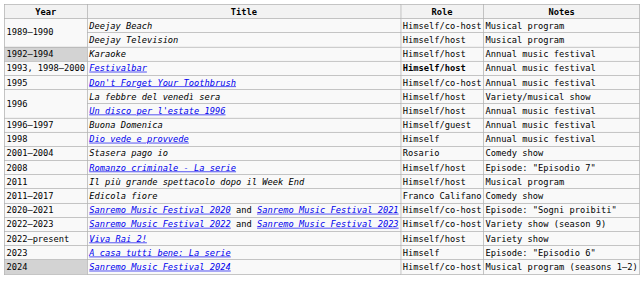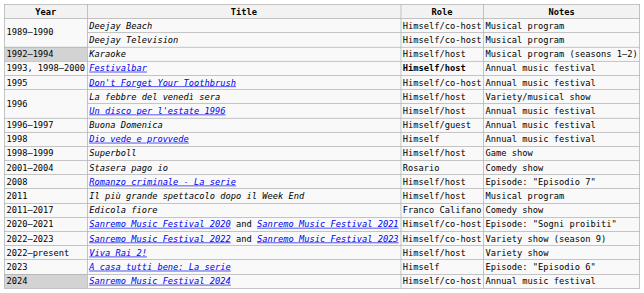(434, 40) Himself/host -> (442, 40) Himself/co-host
(541, 54) Annual music festival -> (562, 54) Musical program (seasons 1–2)
+ row: (113, 153)
(562, 267) Musical program (seasons 1–2) -> (541, 281) Annual music festival
